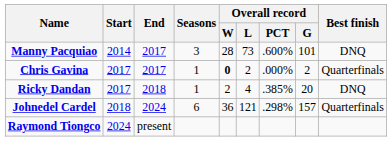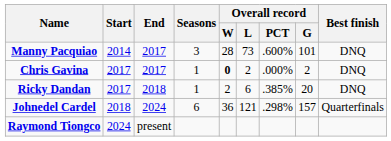(353, 70) Quarterfinals -> (353, 70) DNQ
(248, 88) 4 -> (248, 88) 6
